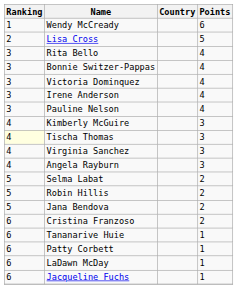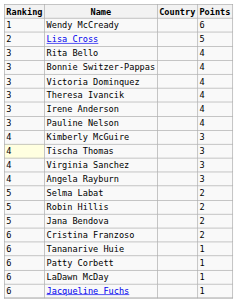+ row: (85, 95)
